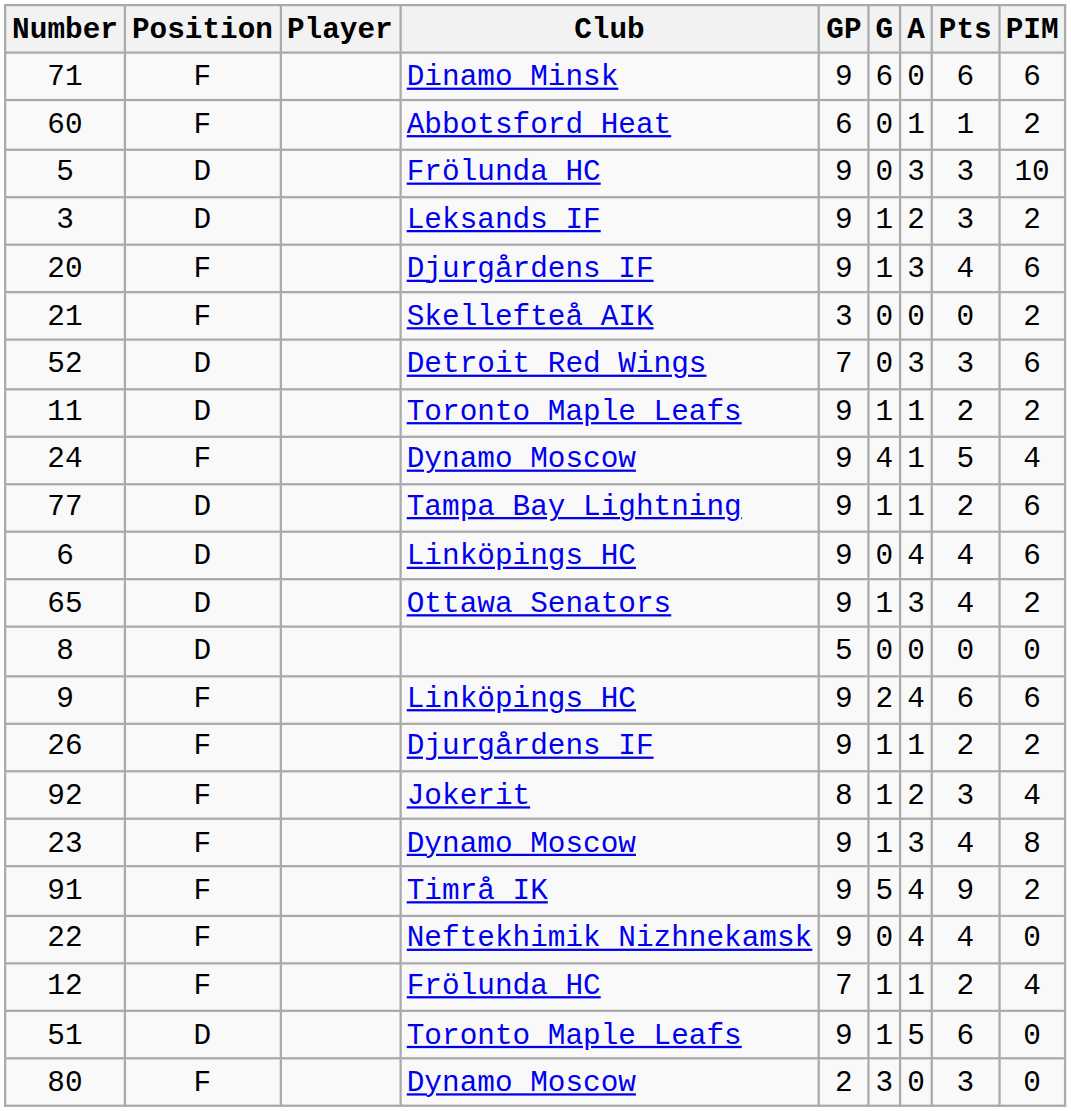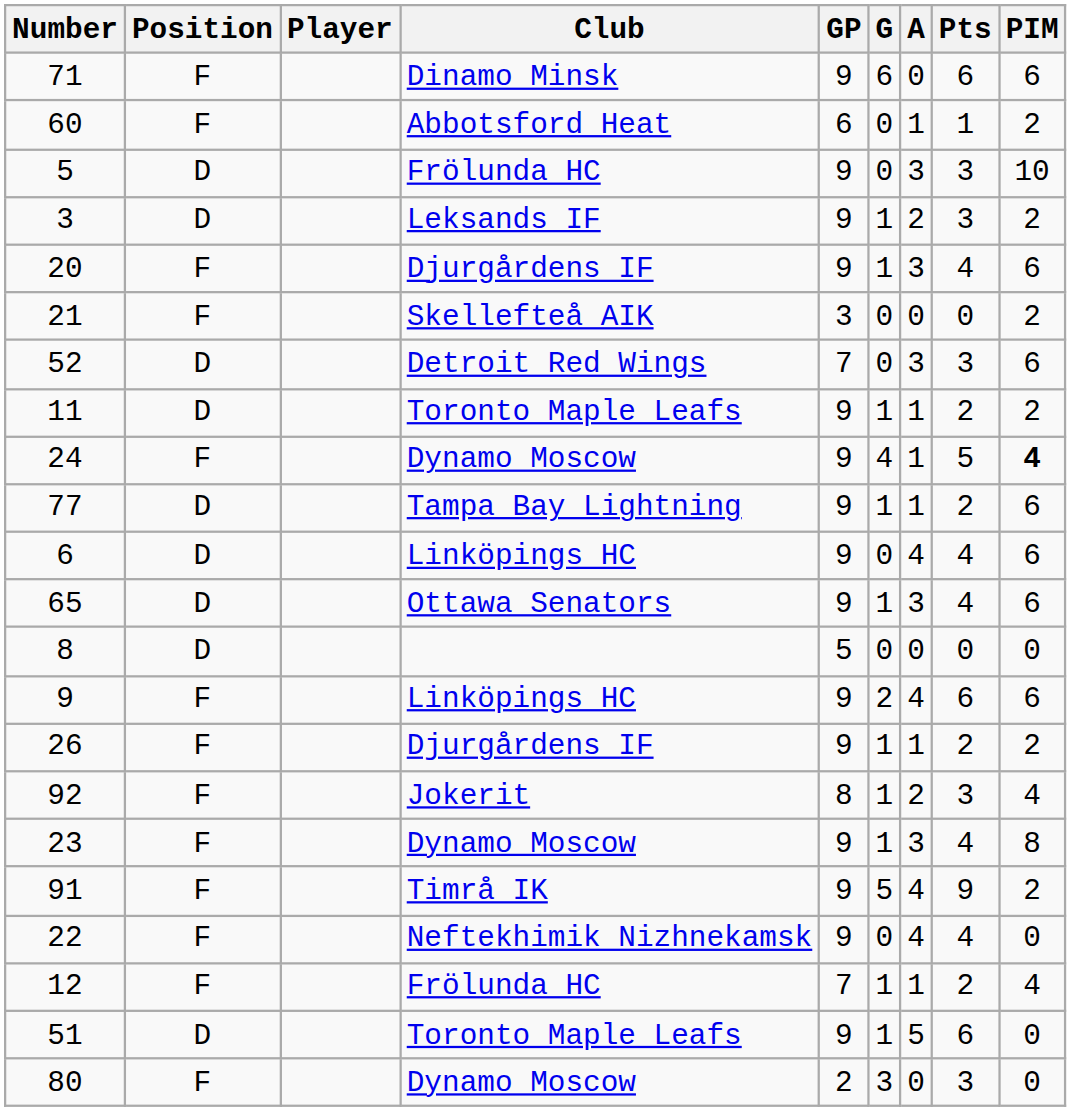(1032, 460) normal -> (1032, 460) bold
(1032, 604) 2 -> (1032, 604) 6
